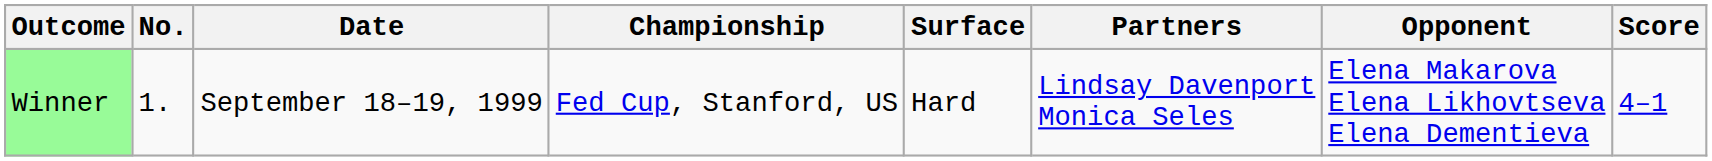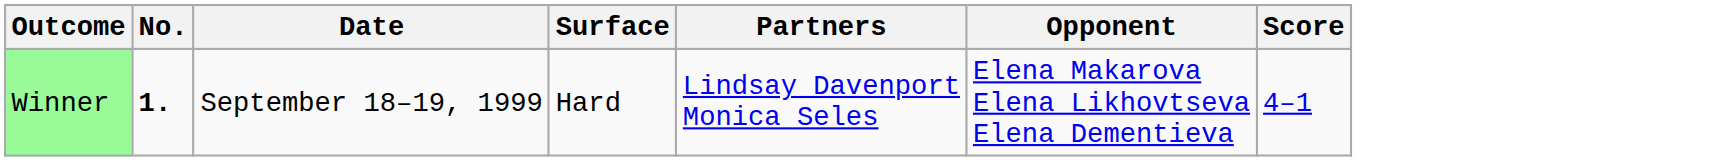- column: (727, 27)
(155, 103) normal -> (155, 103) bold
